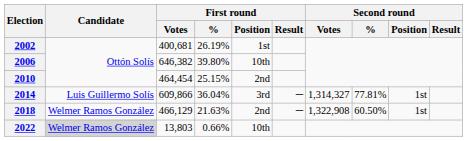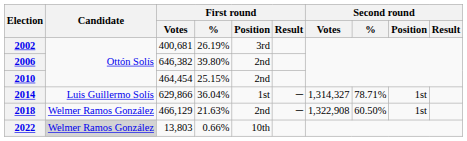(264, 45) 1st -> (263, 45) 3rd
(261, 62) 10th -> (262, 62) 2nd
(176, 95) 609,866 -> (176, 95) 629,866
(263, 95) 3rd -> (264, 95) 1st
(370, 95) 77.81% -> (370, 95) 78.71%
